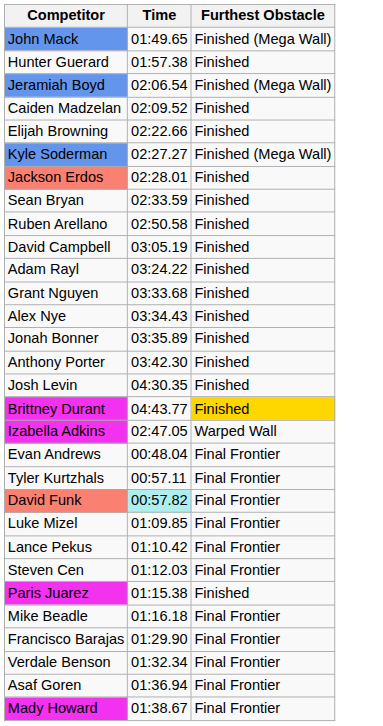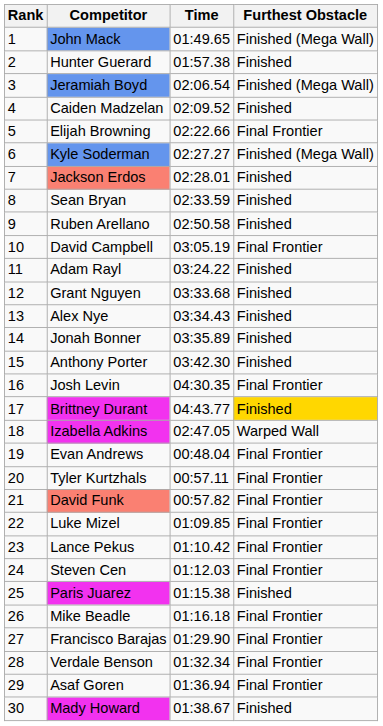+ column: (26, 16)
(222, 131) Finished -> (280, 131) Final Frontier
(222, 246) Finished -> (280, 246) Final Frontier
(222, 385) Finished -> (280, 385) Final Frontier
(159, 500) paleturquoise background -> (202, 500) no background
(237, 708) Final Frontier -> (264, 708) Finished
